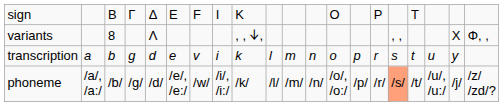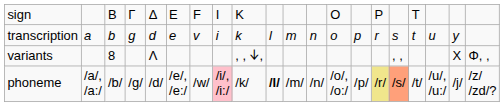rows swapped: (30, 35) <-> (43, 55)
(222, 83) no background -> (222, 83) pink background
(274, 83) normal -> (274, 83) bold
(380, 83) no background -> (380, 83) khaki background
